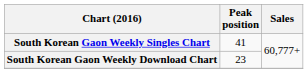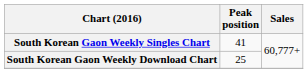(241, 59) 23 -> (241, 59) 25
